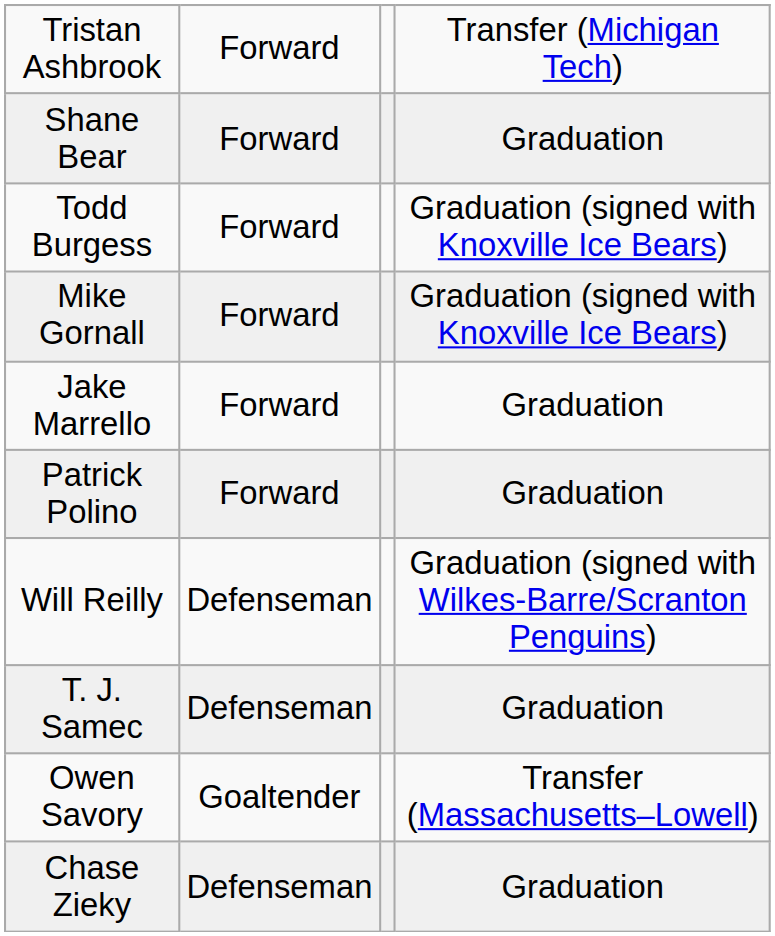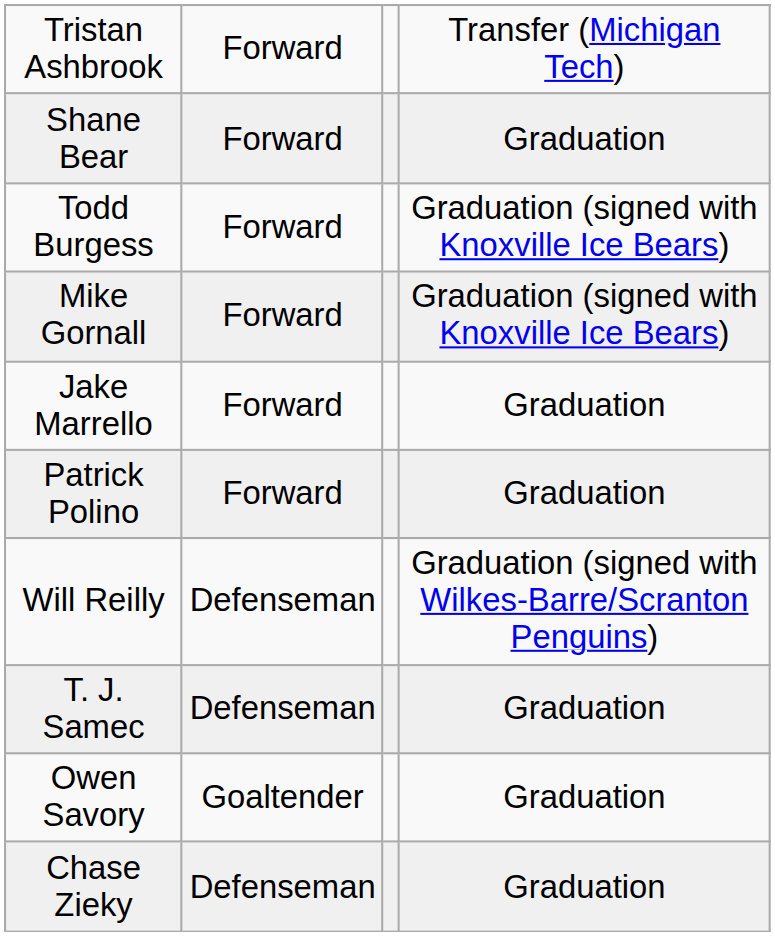(583, 797) Transfer (Massachusetts–Lowell) -> (584, 797) Graduation
